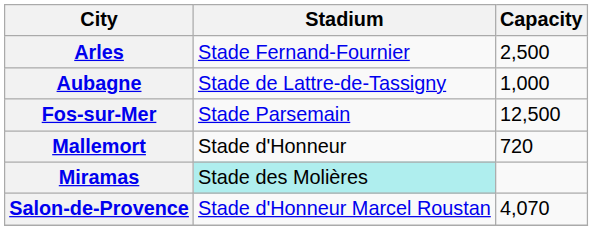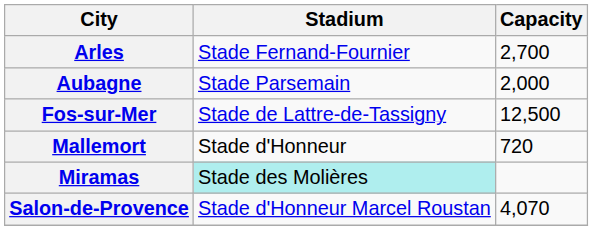(525, 51) 2,500 -> (525, 51) 2,700
(322, 83) Stade de Lattre-de-Tassigny -> (274, 83) Stade Parsemain
(525, 83) 1,000 -> (525, 83) 2,000
(274, 114) Stade Parsemain -> (322, 114) Stade de Lattre-de-Tassigny
